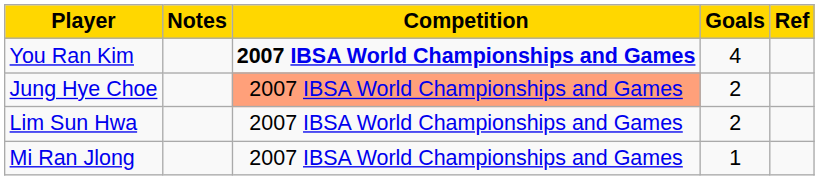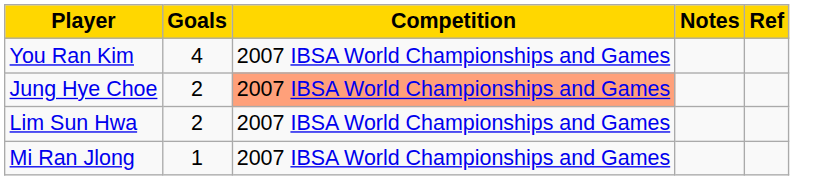columns swapped: (735, 21) <-> (197, 21)
(466, 55) bold -> (453, 55) normal
